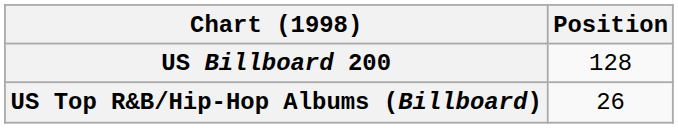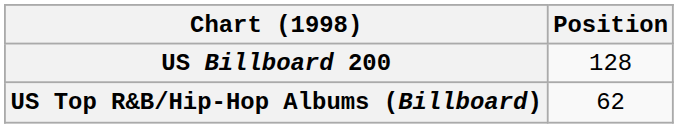(611, 102) 26 -> (611, 102) 62
